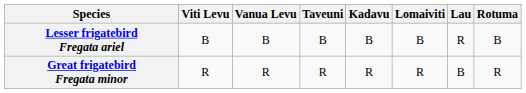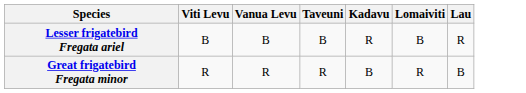- column: (497, 14)
(369, 39) B -> (369, 39) R
(369, 72) R -> (369, 72) B
